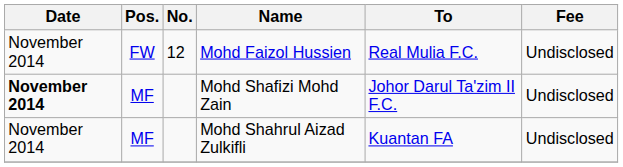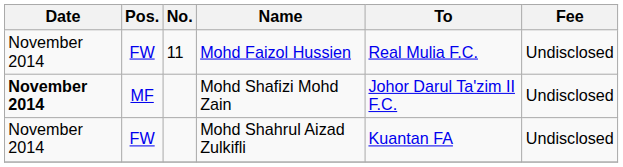(176, 52) 12 -> (175, 52) 11
(142, 139) MF -> (142, 139) FW
